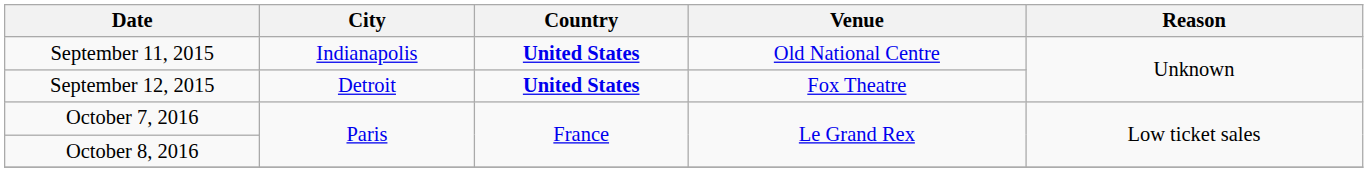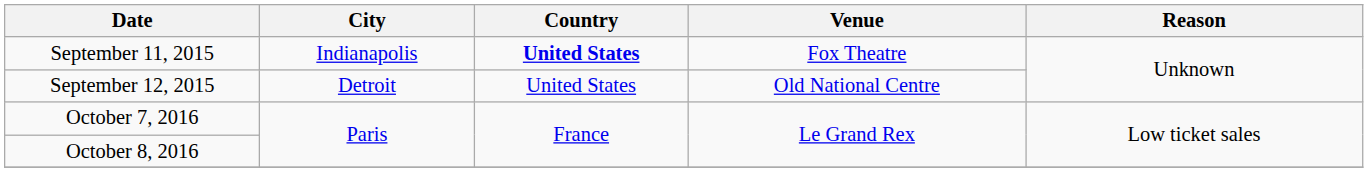(857, 53) Old National Centre -> (857, 53) Fox Theatre
(581, 85) bold -> (581, 85) normal
(857, 85) Fox Theatre -> (857, 85) Old National Centre
